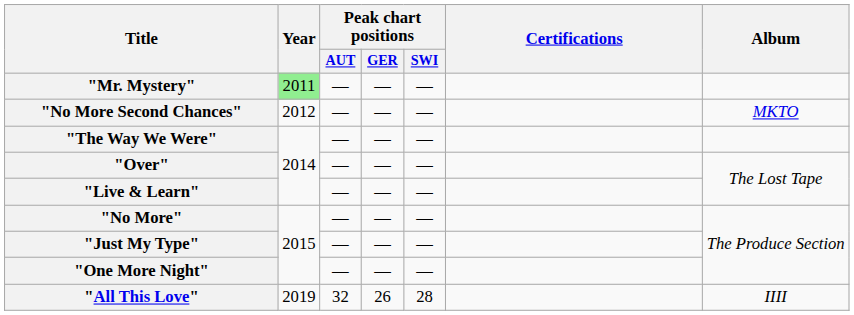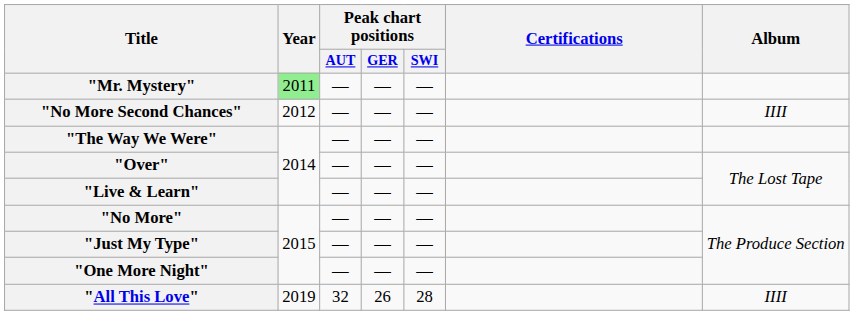(776, 112) MKTO -> (776, 112) IIII
